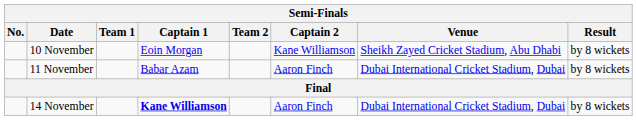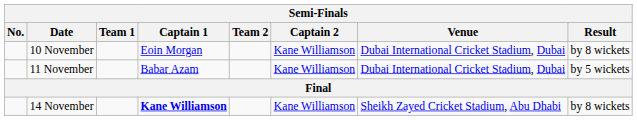(461, 50) Sheikh Zayed Cricket Stadium, Abu Dhabi -> (463, 50) Dubai International Cricket Stadium, Dubai
(303, 69) Aaron Finch -> (314, 69) Kane Williamson
(600, 69) by 8 wickets -> (600, 69) by 5 wickets
(303, 106) Aaron Finch -> (314, 106) Kane Williamson
(463, 106) Dubai International Cricket Stadium, Dubai -> (461, 106) Sheikh Zayed Cricket Stadium, Abu Dhabi
